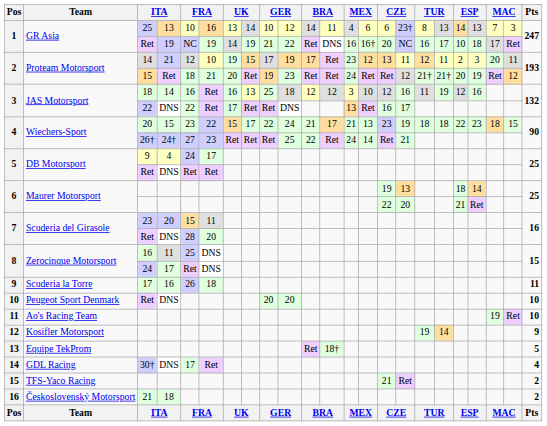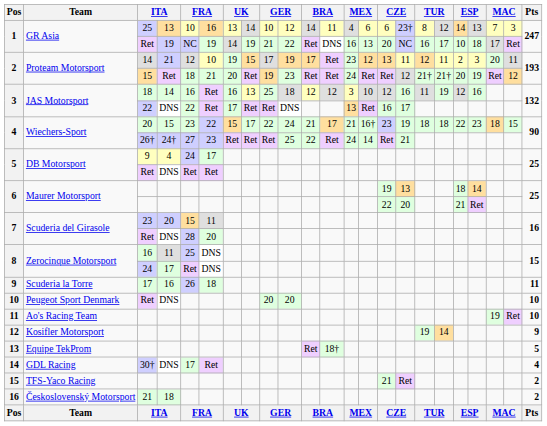(444, 28) 13 -> (444, 28) 12
(368, 44) 16† -> (368, 44) 13
(368, 124) 13 -> (368, 124) 16†
